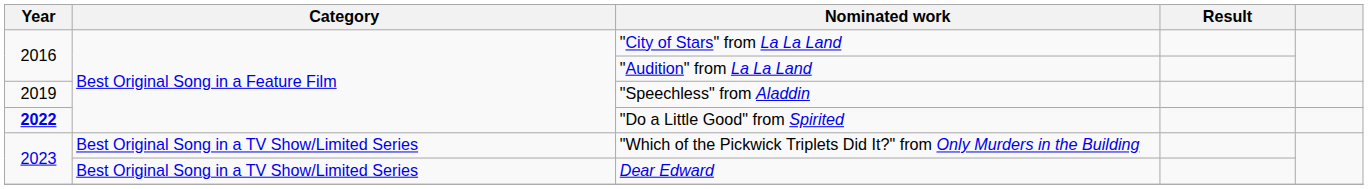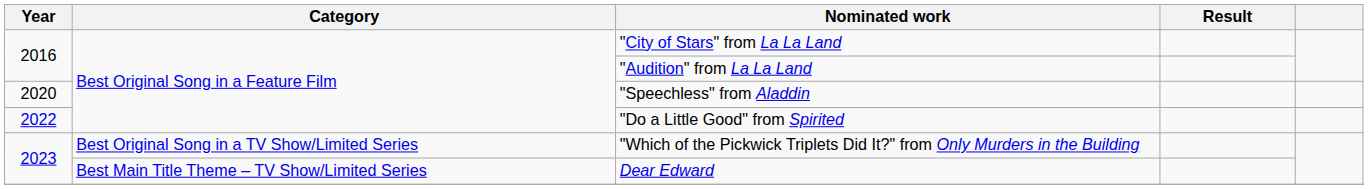(38, 94) 2019 -> (38, 94) 2020
(38, 119) bold -> (38, 119) normal
(247, 171) Best Original Song in a TV Show/Limited Series -> (251, 171) Best Main Title Theme – TV Show/Limited Series
